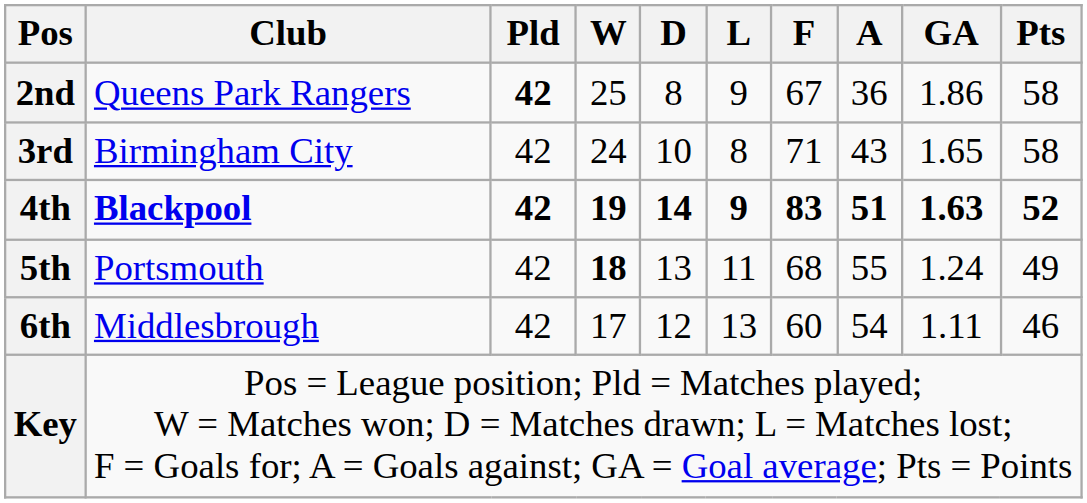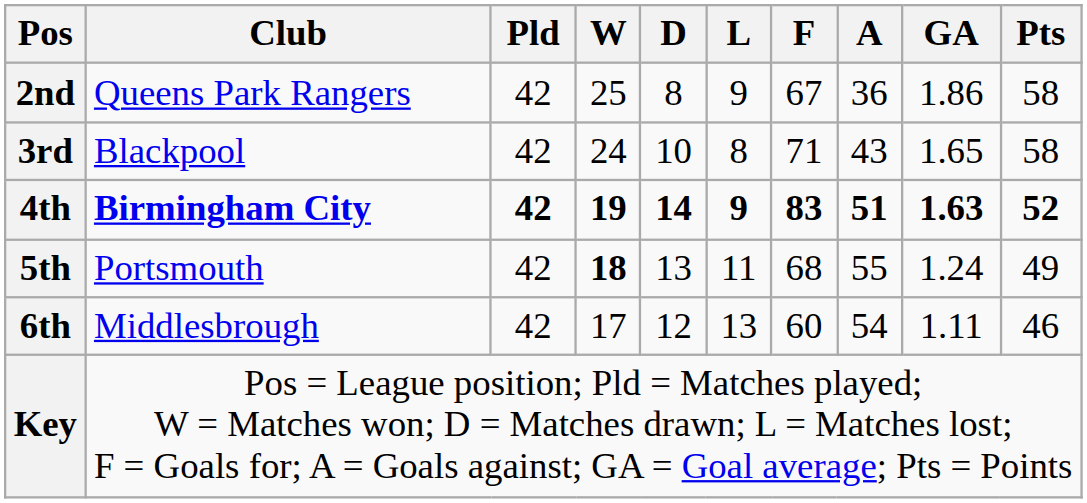(533, 92) bold -> (533, 92) normal
(223, 150) Birmingham City -> (170, 150) Blackpool
(173, 208) Blackpool -> (232, 208) Birmingham City
